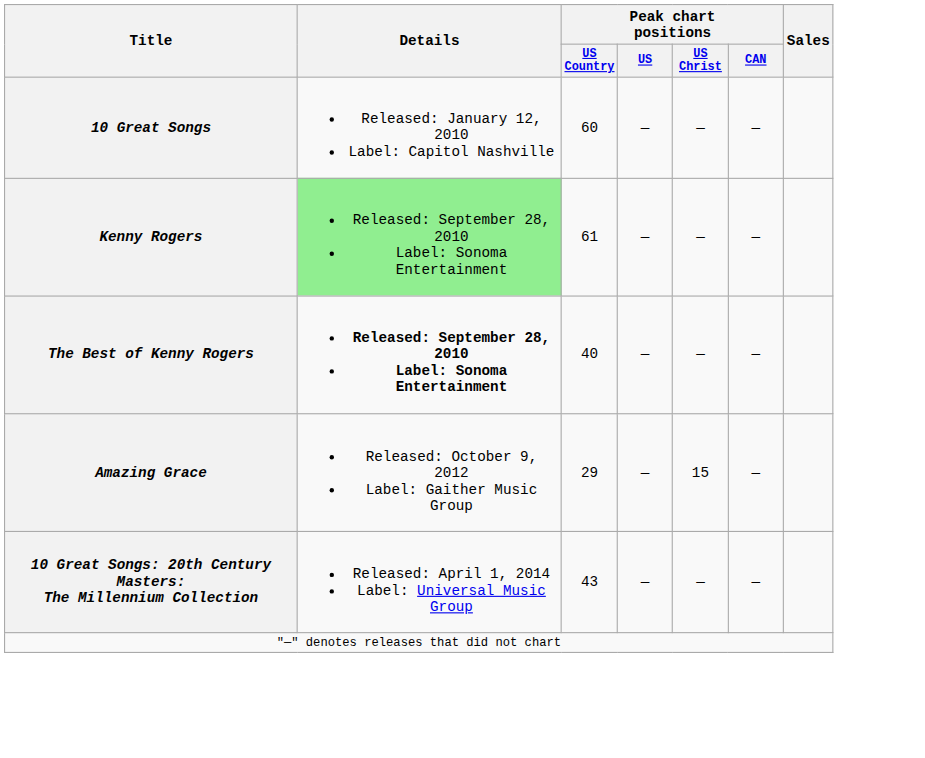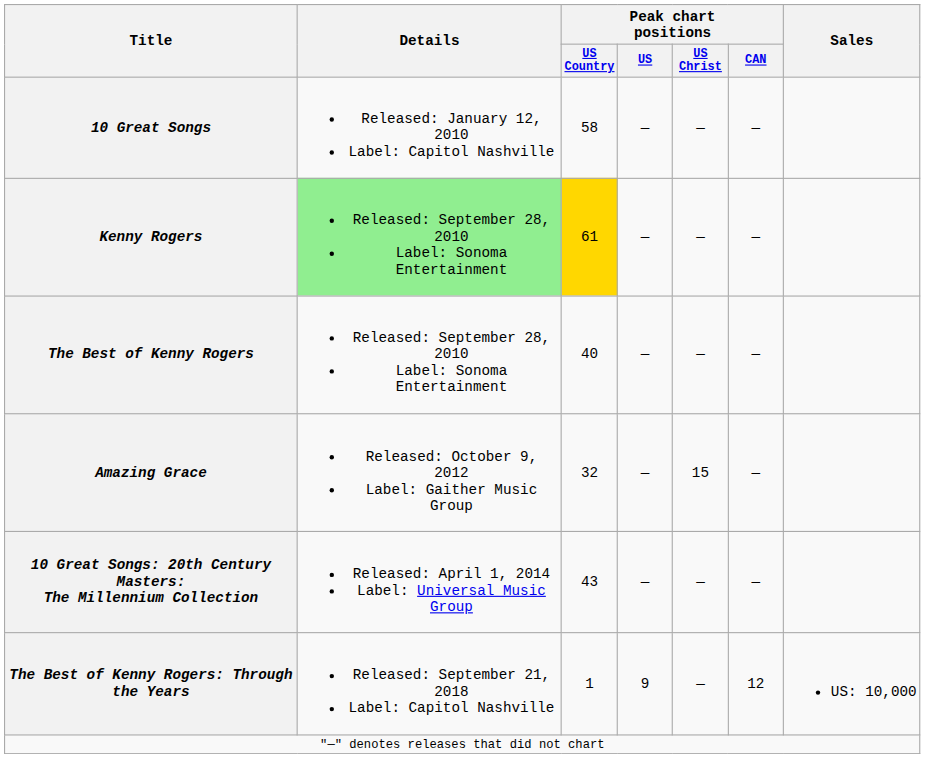(590, 127) 60 -> (590, 127) 58
(590, 237) no background -> (590, 237) gold background
(429, 363) bold -> (429, 363) normal
(590, 473) 29 -> (590, 473) 32
+ row: (151, 684)
